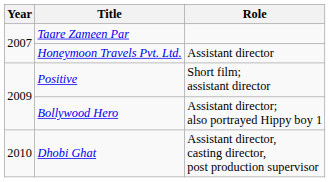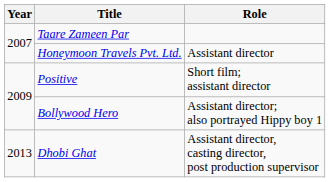(20, 153) 2010 -> (20, 153) 2013
